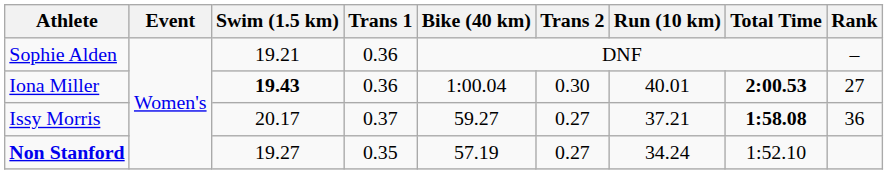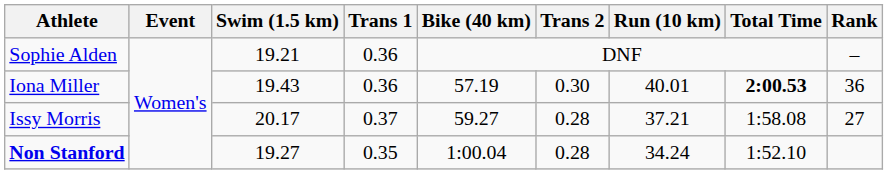(277, 86) bold -> (277, 86) normal
(476, 86) 1:00.04 -> (476, 86) 57.19
(854, 86) 27 -> (854, 86) 36
(572, 119) 0.27 -> (572, 119) 0.28
(776, 119) bold -> (776, 119) normal
(854, 119) 36 -> (854, 119) 27
(476, 152) 57.19 -> (476, 152) 1:00.04
(572, 152) 0.27 -> (572, 152) 0.28
